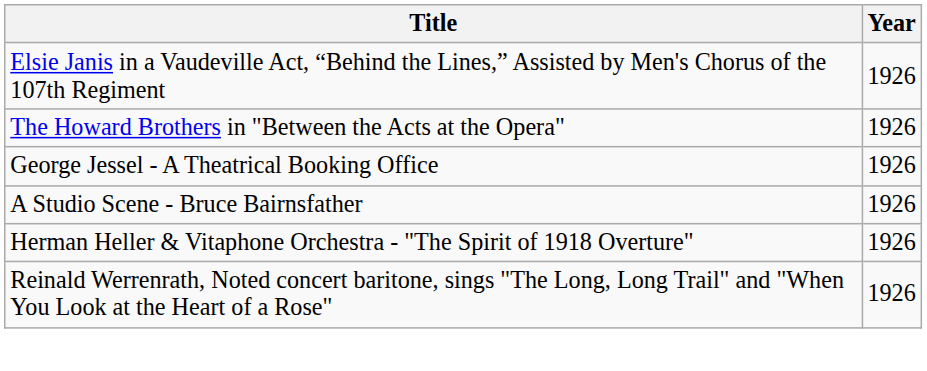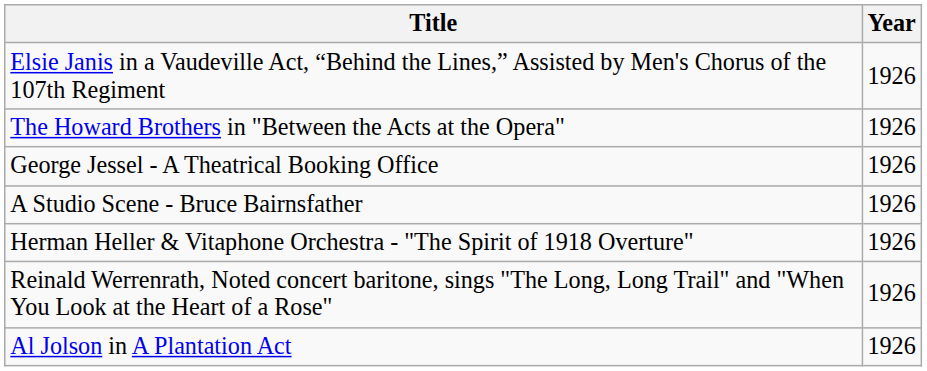+ row: (151, 346)
